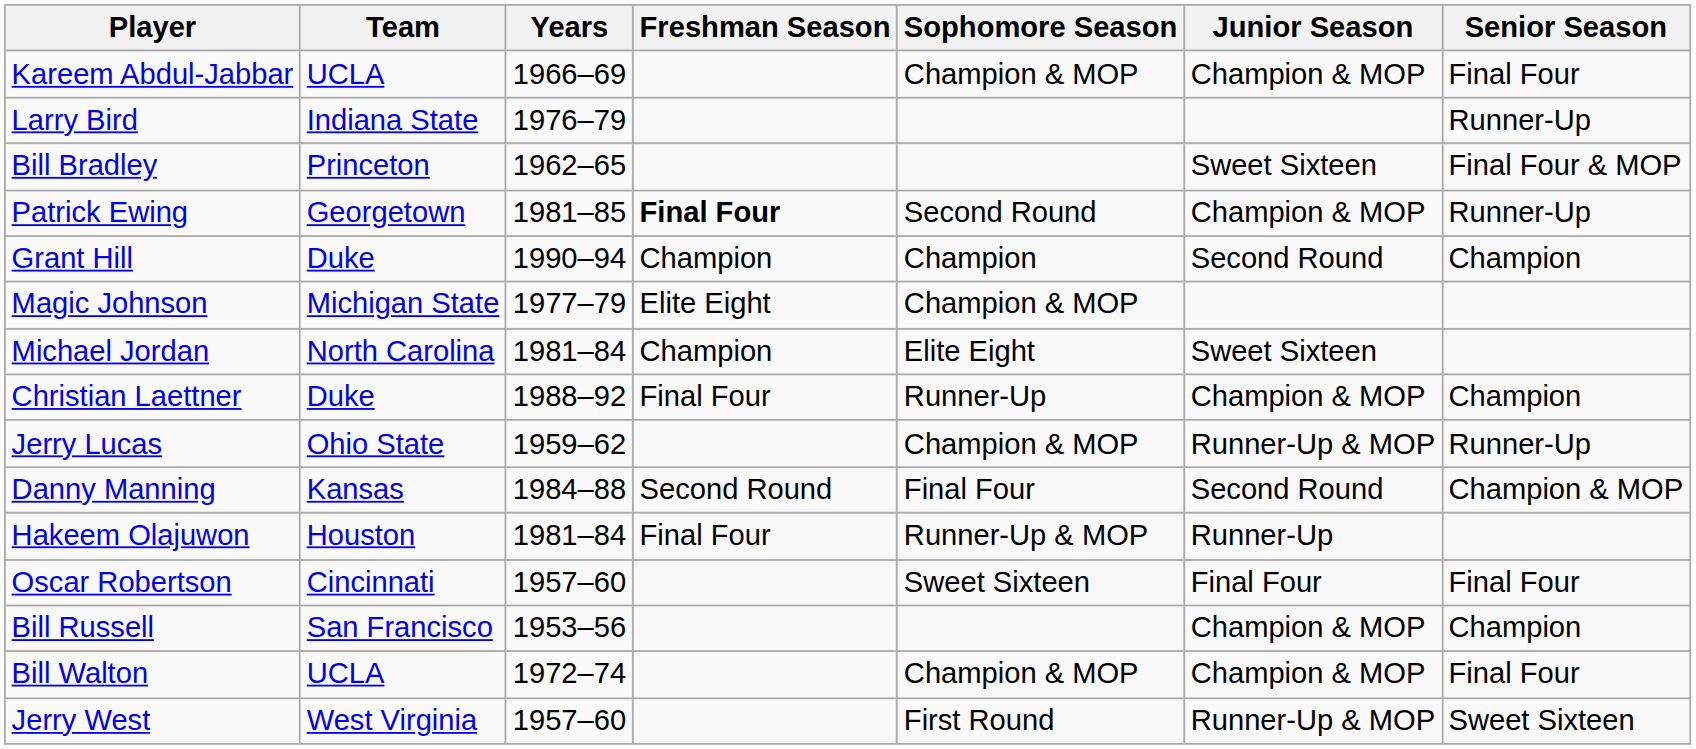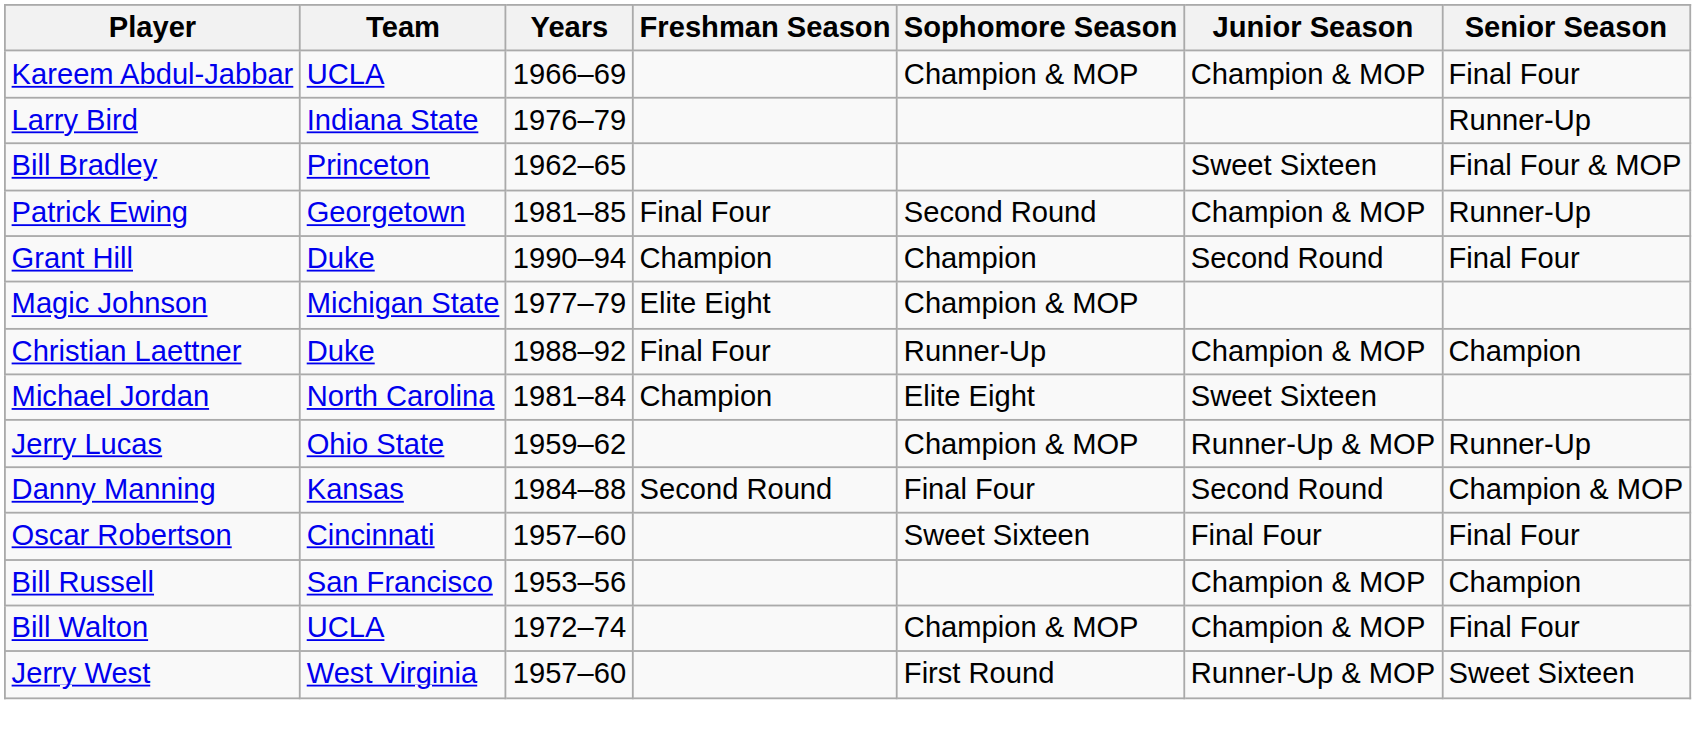(710, 212) bold -> (705, 212) normal
(1515, 258) Champion -> (1514, 258) Final Four
rows swapped: (110, 350) <-> (127, 397)
- row: (131, 535)
